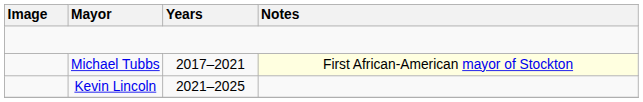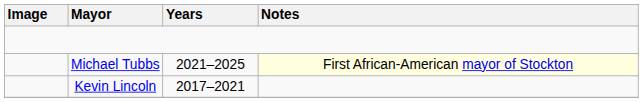(210, 64) 2017–2021 -> (210, 64) 2021–2025
(210, 86) 2021–2025 -> (210, 86) 2017–2021
